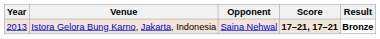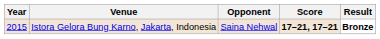(17, 27) 2013 -> (17, 27) 2015
